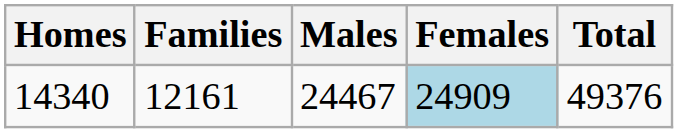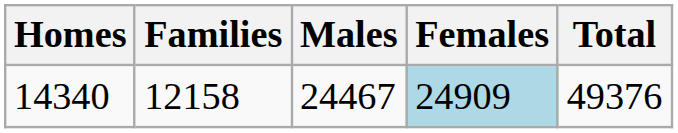(192, 95) 12161 -> (192, 95) 12158
